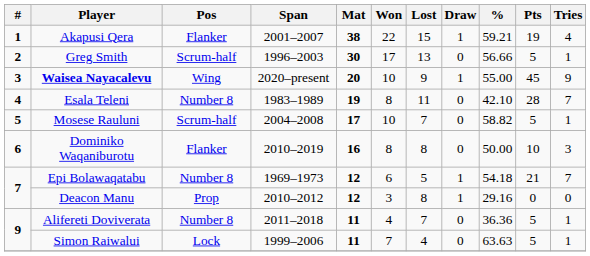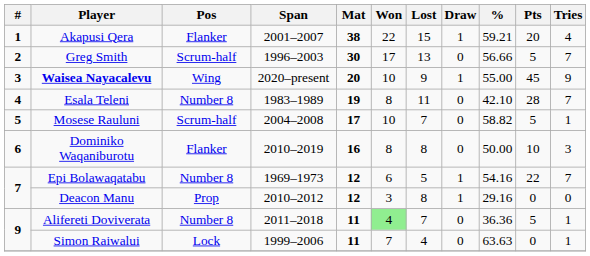(533, 36) 19 -> (533, 36) 20
(568, 57) 1 -> (568, 57) 7
(497, 177) 54.18 -> (497, 177) 54.16
(533, 177) 21 -> (533, 177) 22
(389, 219) no background -> (389, 219) lightgreen background
(533, 240) 5 -> (533, 240) 0
